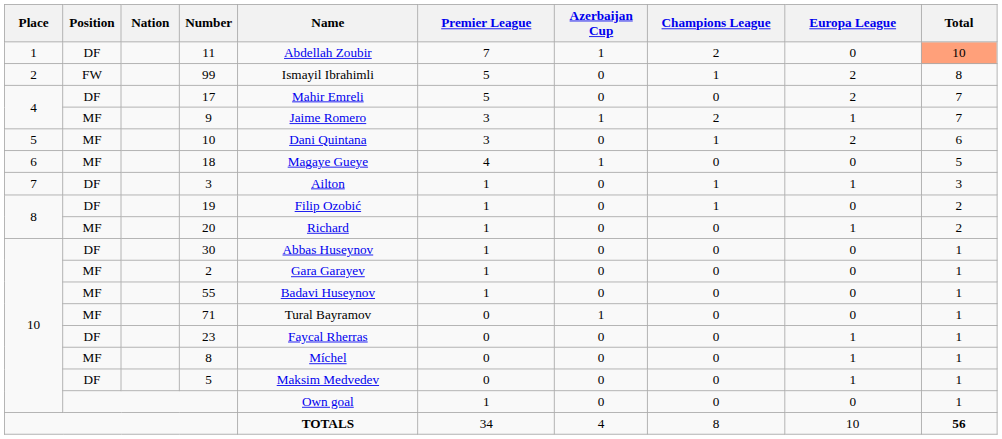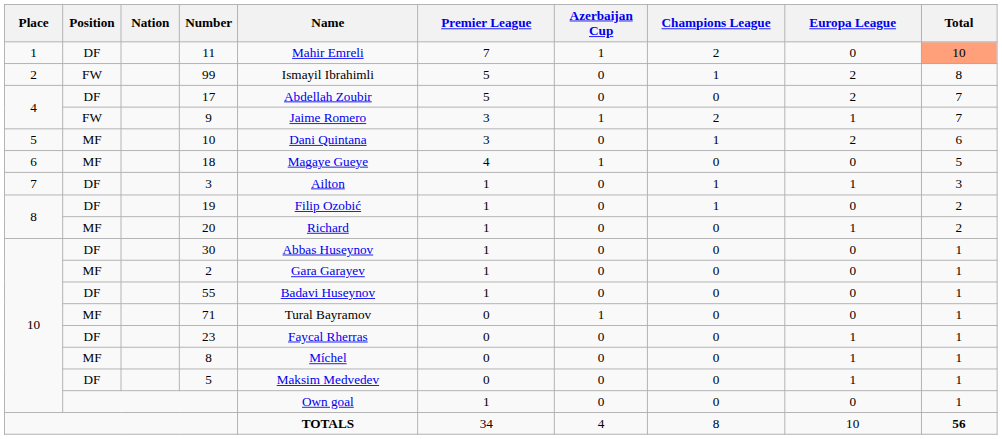(328, 53) Abdellah Zoubir -> (328, 53) Mahir Emreli
(328, 96) Mahir Emreli -> (328, 96) Abdellah Zoubir
(92, 118) MF -> (92, 118) FW
(92, 292) MF -> (92, 292) DF
